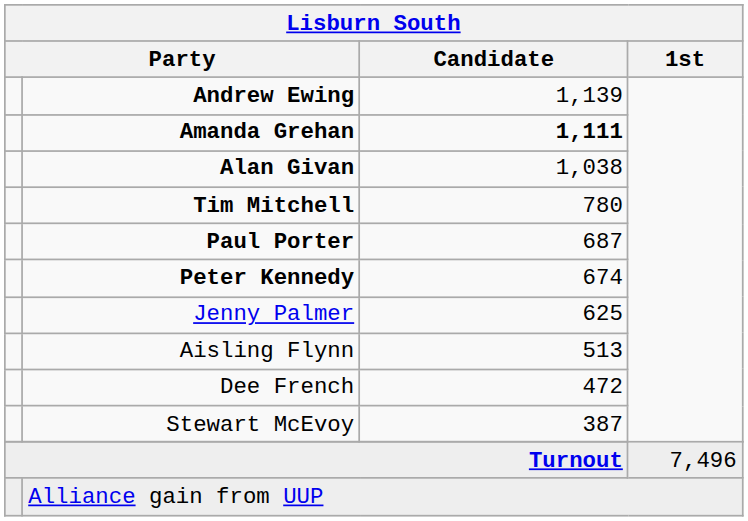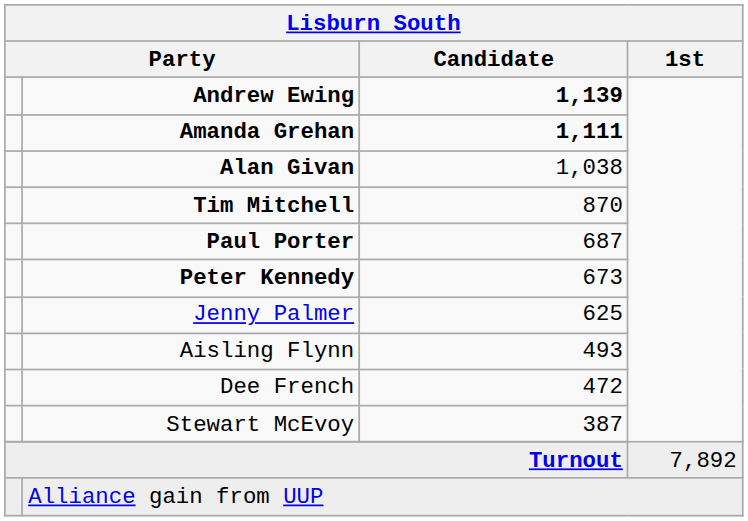(589, 96) normal -> (589, 96) bold
(603, 205) 780 -> (603, 205) 870
(603, 278) 674 -> (603, 278) 673
(603, 351) 513 -> (603, 351) 493
(703, 460) 7,496 -> (703, 460) 7,892
